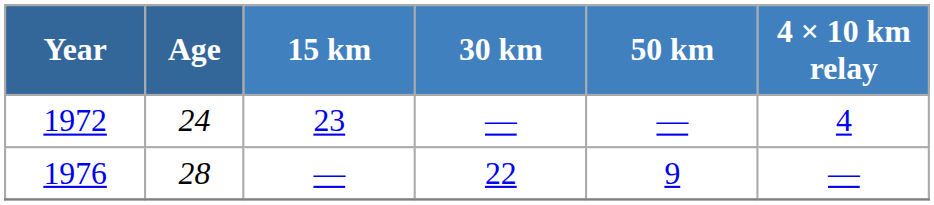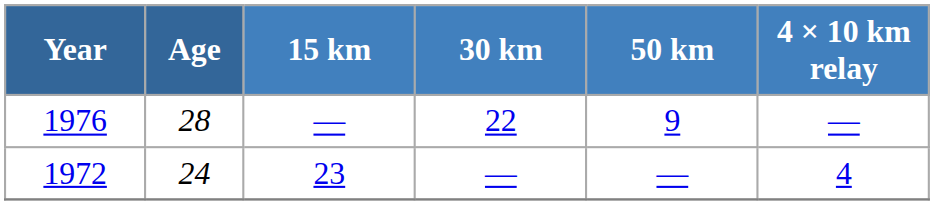rows swapped: (75, 120) <-> (75, 173)
